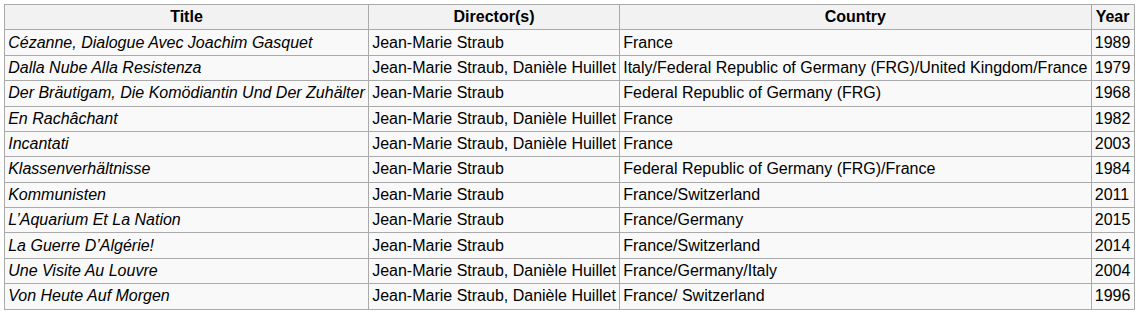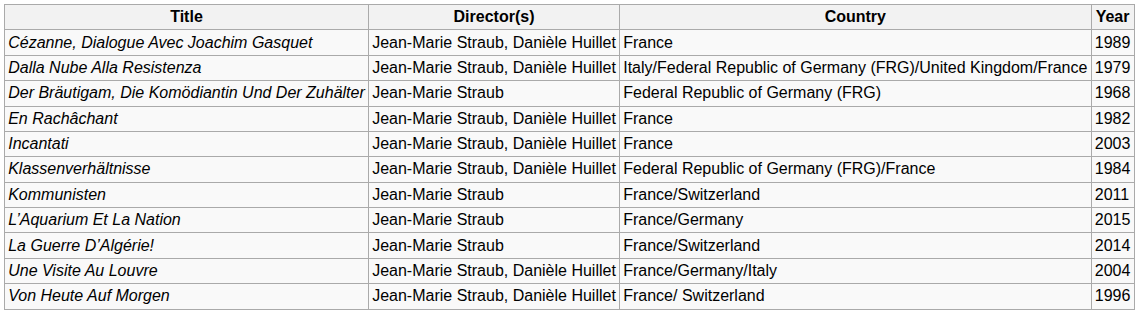(438, 42) Jean-Marie Straub -> (494, 42) Jean-Marie Straub, Danièle Huillet
(438, 169) Jean-Marie Straub -> (494, 169) Jean-Marie Straub, Danièle Huillet
